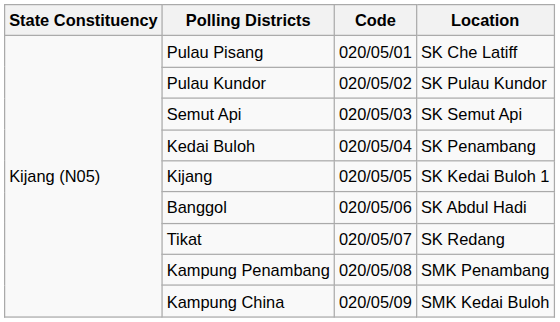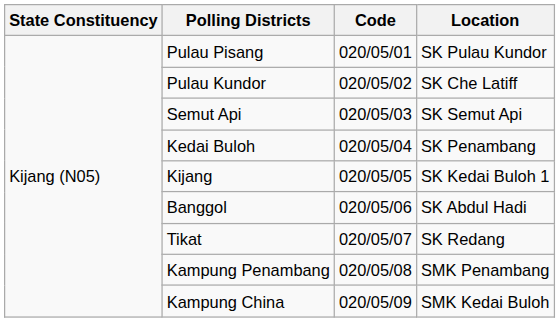(469, 52) SK Che Latiff -> (484, 52) SK Pulau Kundor
(484, 83) SK Pulau Kundor -> (469, 83) SK Che Latiff
